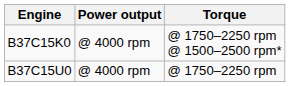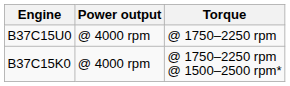rows swapped: (39, 43) <-> (40, 71)
